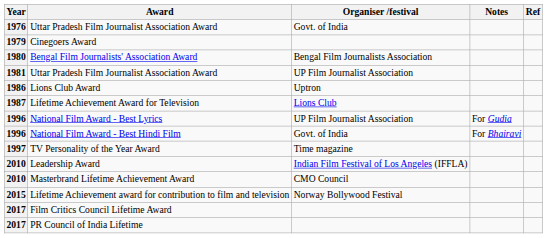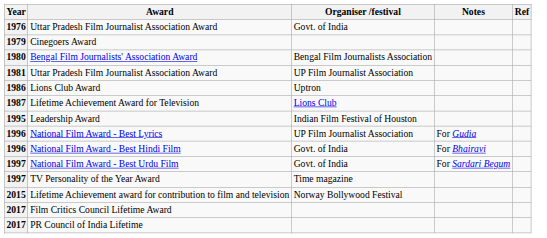+ row: (16, 118)
+ row: (16, 164)
- row: (16, 164)
- row: (16, 179)
